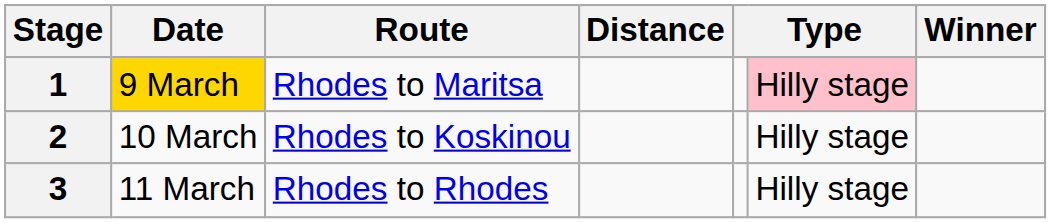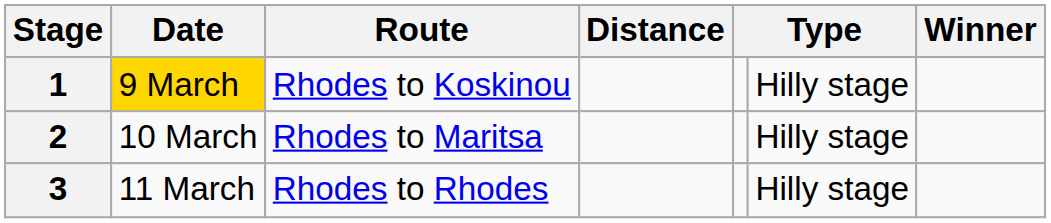(408, 83) Rhodes to Maritsa -> (422, 83) Rhodes to Koskinou
(832, 83) pink background -> (832, 83) no background
(422, 136) Rhodes to Koskinou -> (408, 136) Rhodes to Maritsa
